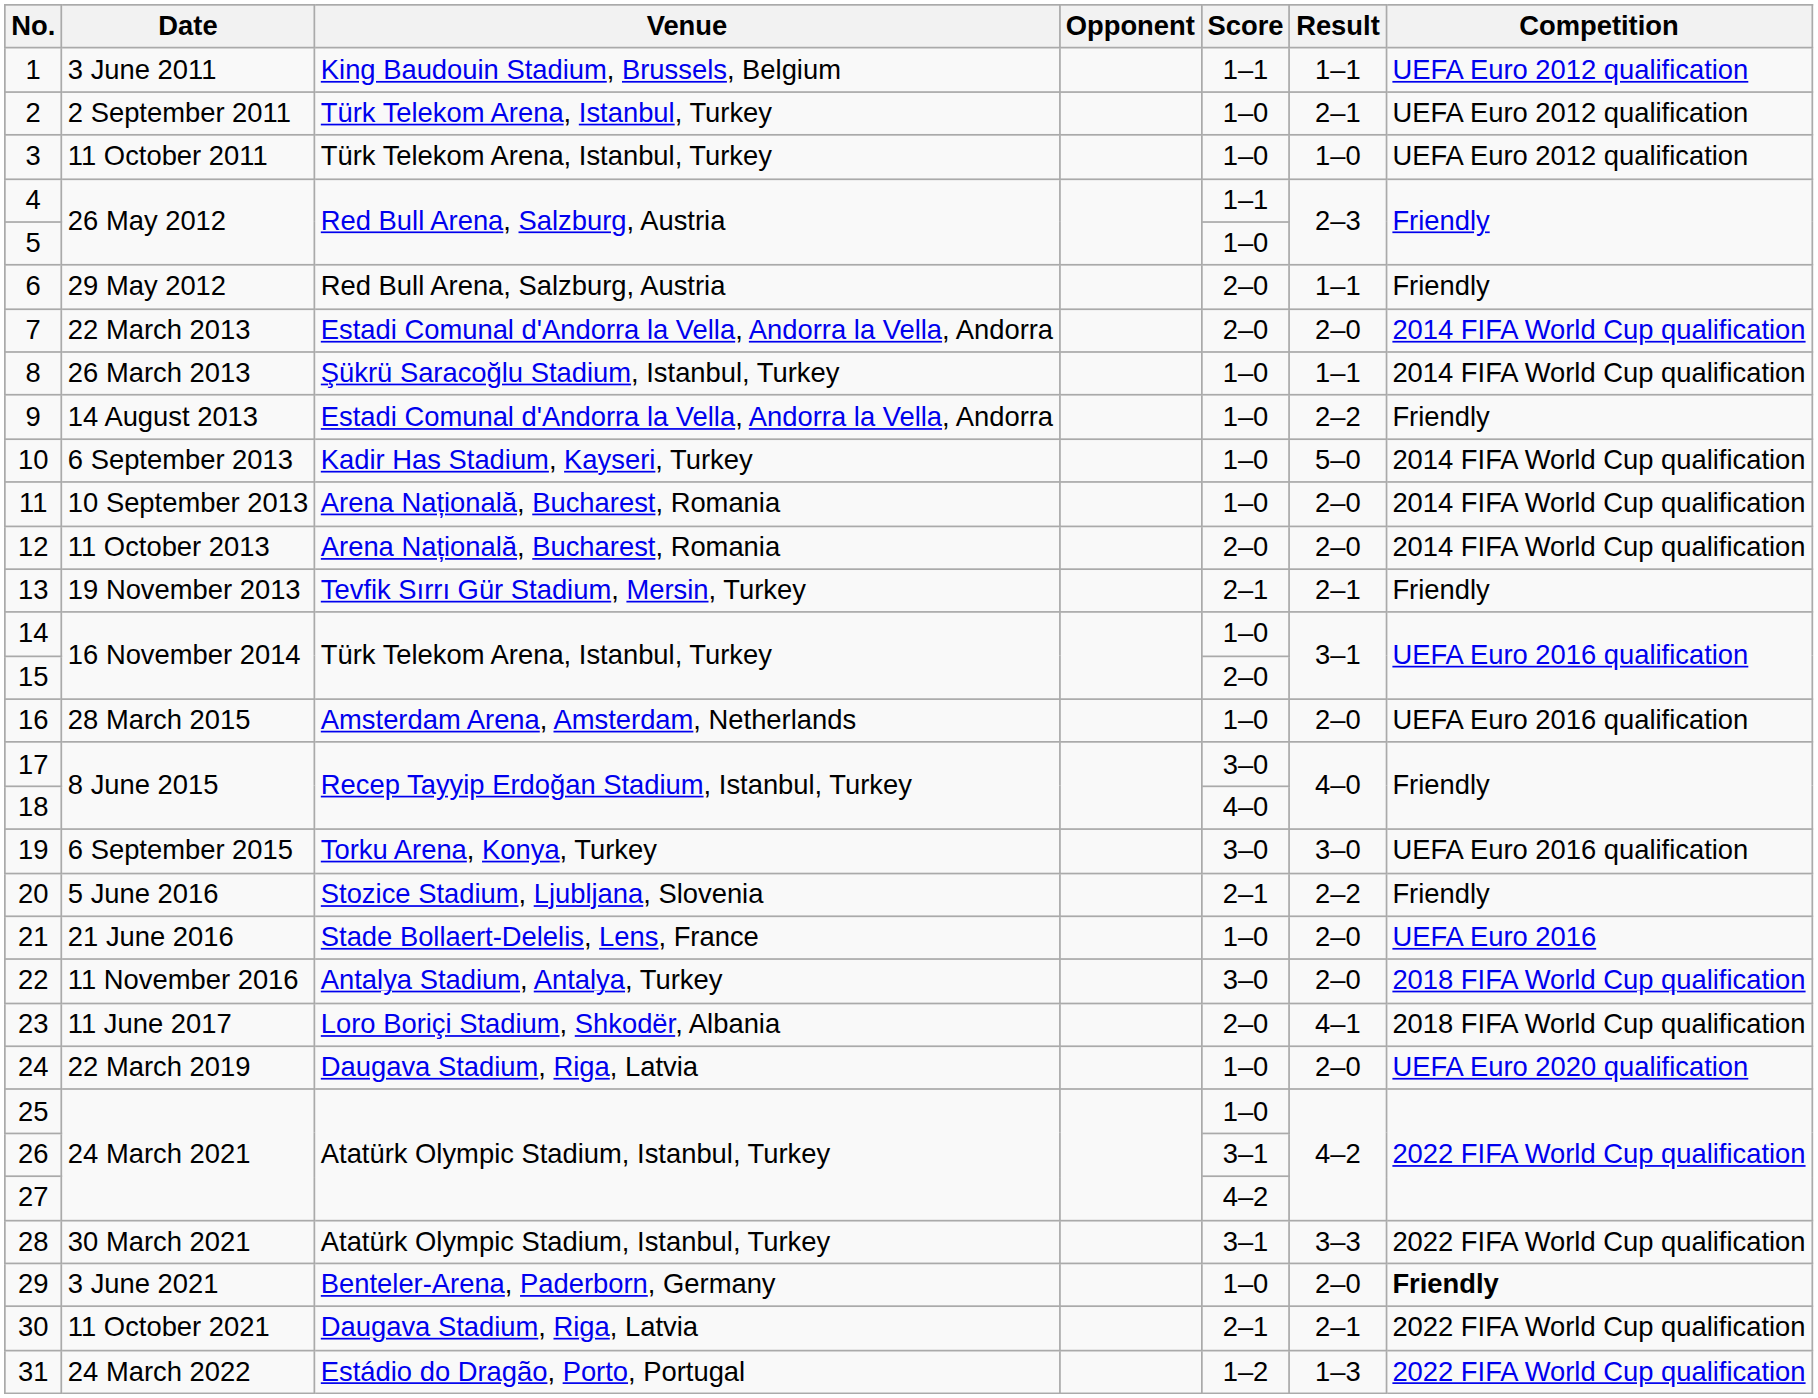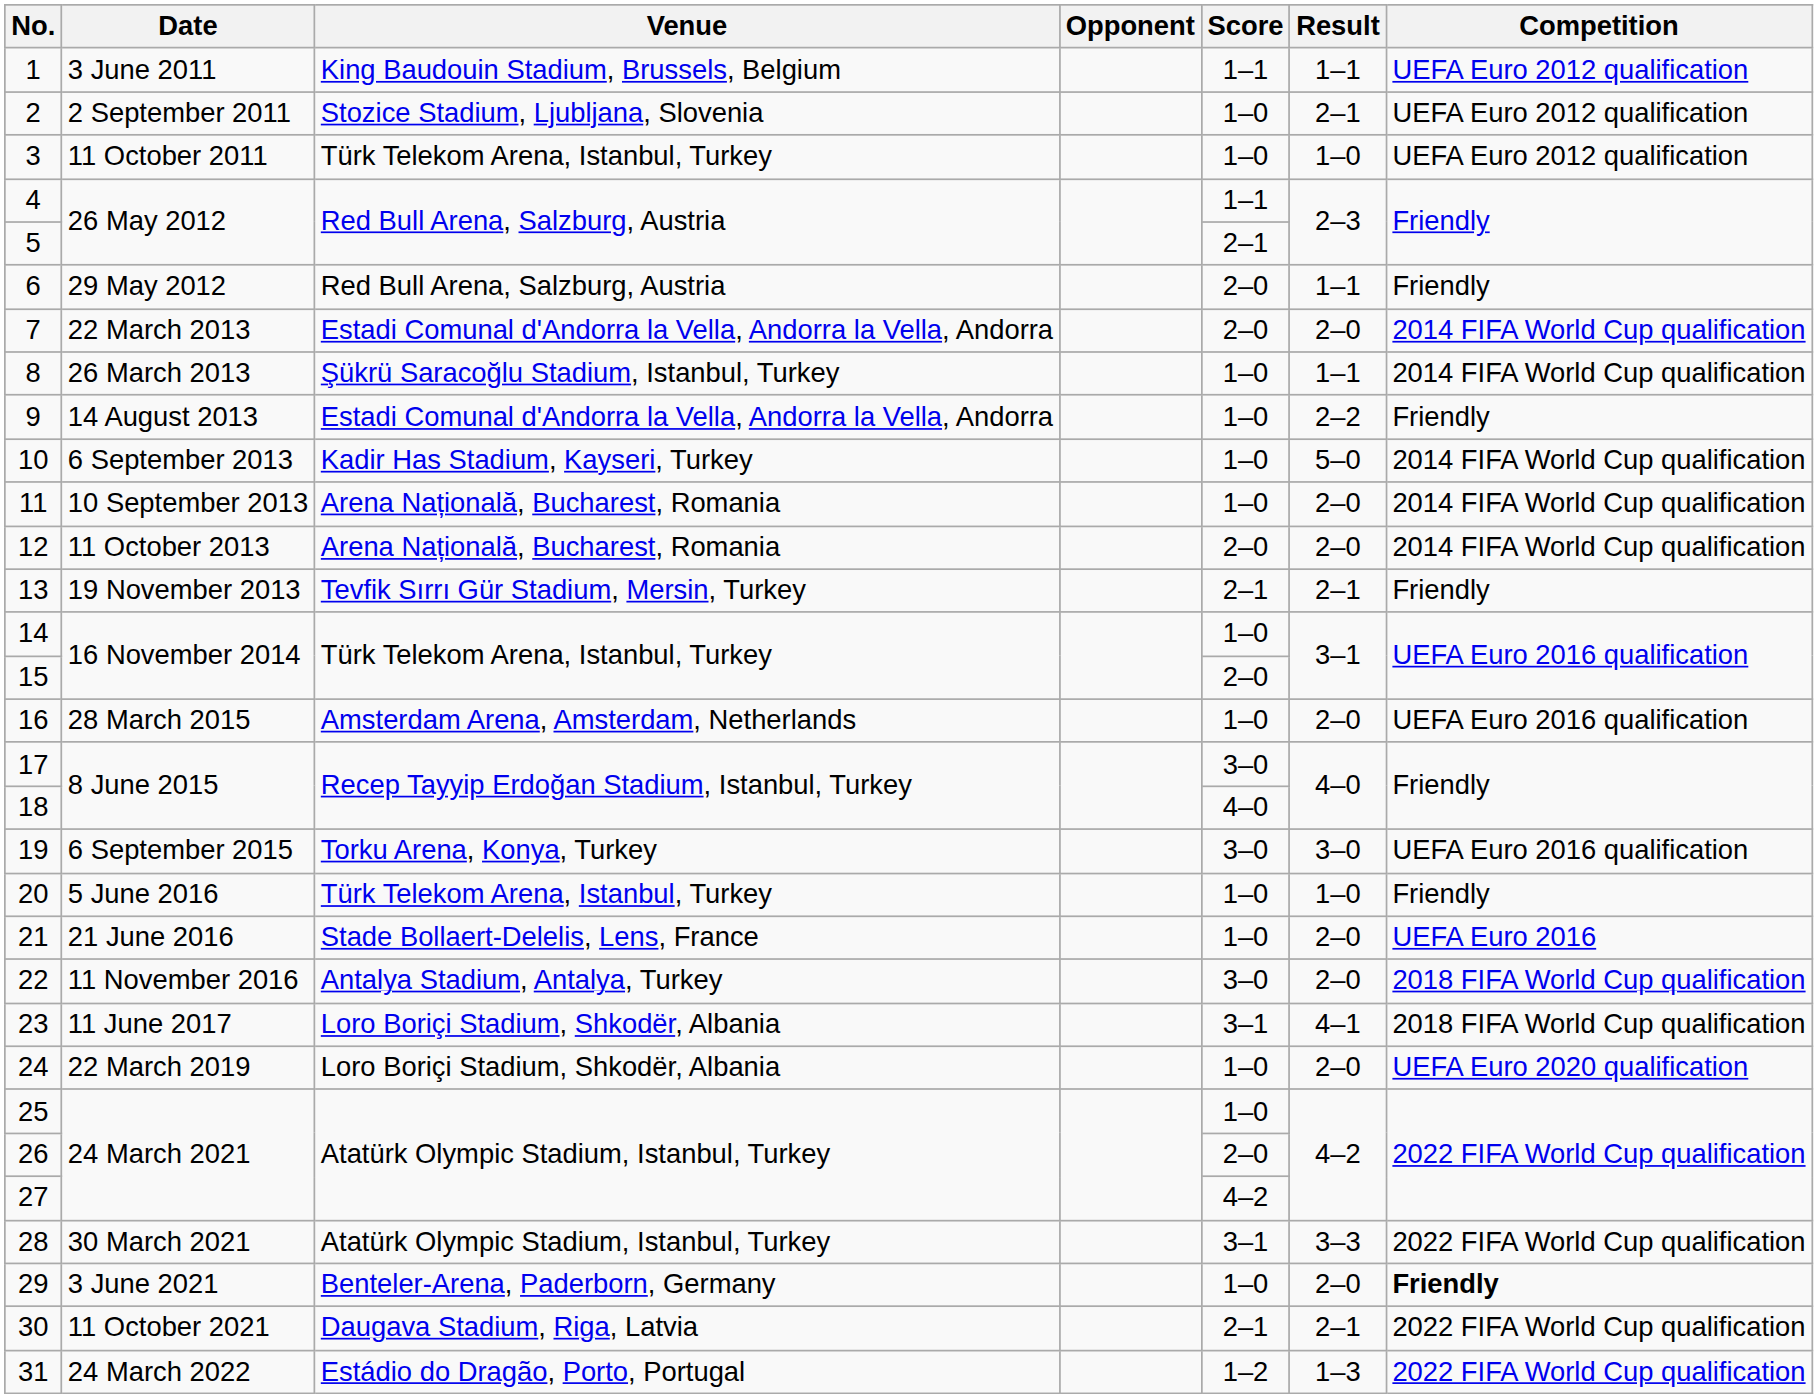(546, 112) Türk Telekom Arena, Istanbul, Turkey -> (542, 112) Stozice Stadium, Ljubljana, Slovenia
(1246, 243) 1–0 -> (1246, 243) 2–1
(542, 894) Stozice Stadium, Ljubljana, Slovenia -> (546, 894) Türk Telekom Arena, Istanbul, Turkey
(1246, 894) 2–1 -> (1246, 894) 1–0
(1338, 894) 2–2 -> (1338, 894) 1–0
(1246, 1024) 2–0 -> (1246, 1024) 3–1
(509, 1067) Daugava Stadium, Riga, Latvia -> (550, 1067) Loro Boriçi Stadium, Shkodër, Albania
(1246, 1154) 3–1 -> (1246, 1154) 2–0
